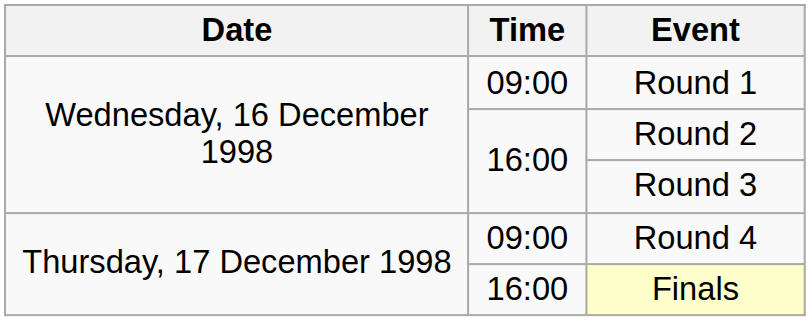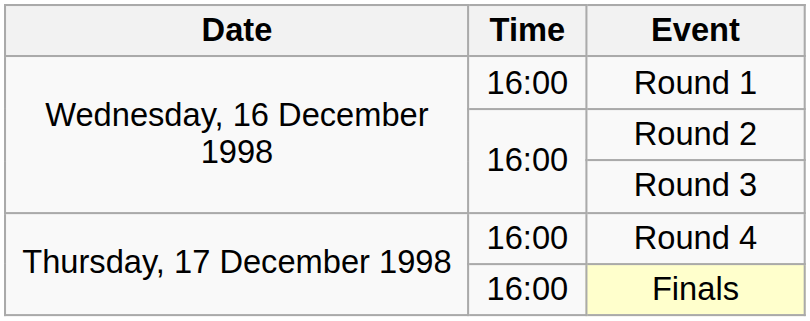(527, 82) 09:00 -> (527, 82) 16:00
(527, 237) 09:00 -> (527, 237) 16:00
